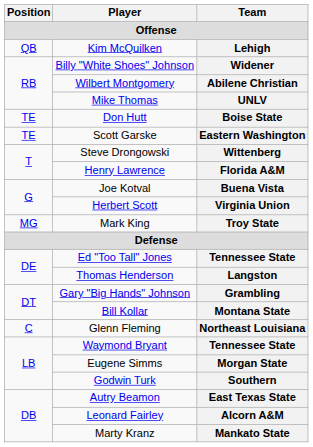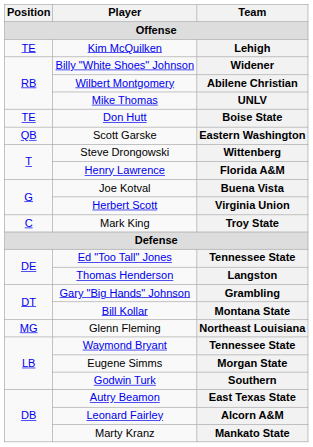(29, 48) QB -> (29, 48) TE
(29, 135) TE -> (29, 135) QB
(29, 223) MG -> (29, 223) C
(29, 328) C -> (29, 328) MG
